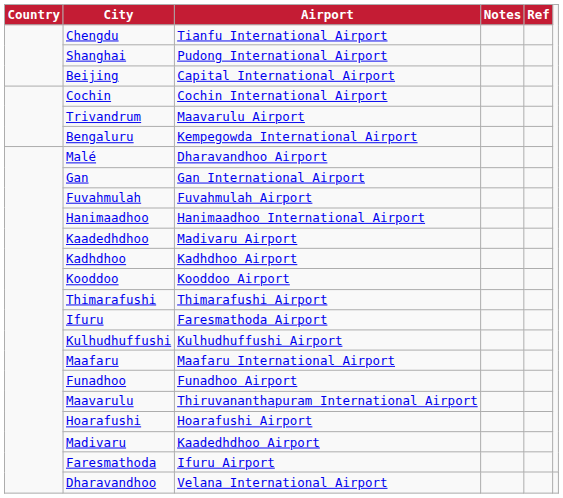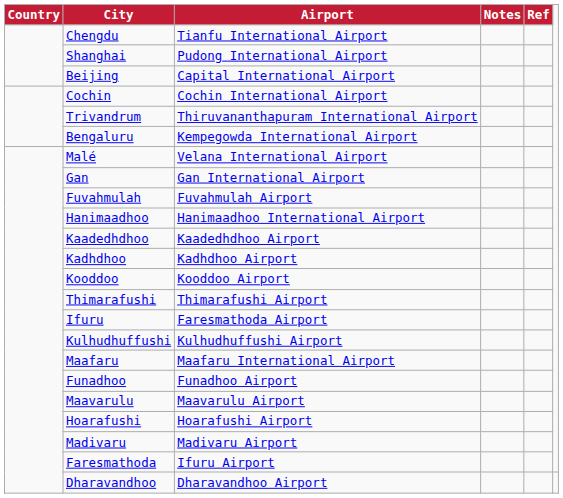(241, 116) Maavarulu Airport -> (327, 116) Thiruvananthapuram International Airport
(252, 157) Dharavandhoo Airport -> (282, 157) Velana International Airport
(237, 238) Madivaru Airport -> (249, 238) Kaadedhdhoo Airport
(327, 401) Thiruvananthapuram International Airport -> (241, 401) Maavarulu Airport
(249, 442) Kaadedhdhoo Airport -> (237, 442) Madivaru Airport
(282, 482) Velana International Airport -> (252, 482) Dharavandhoo Airport
